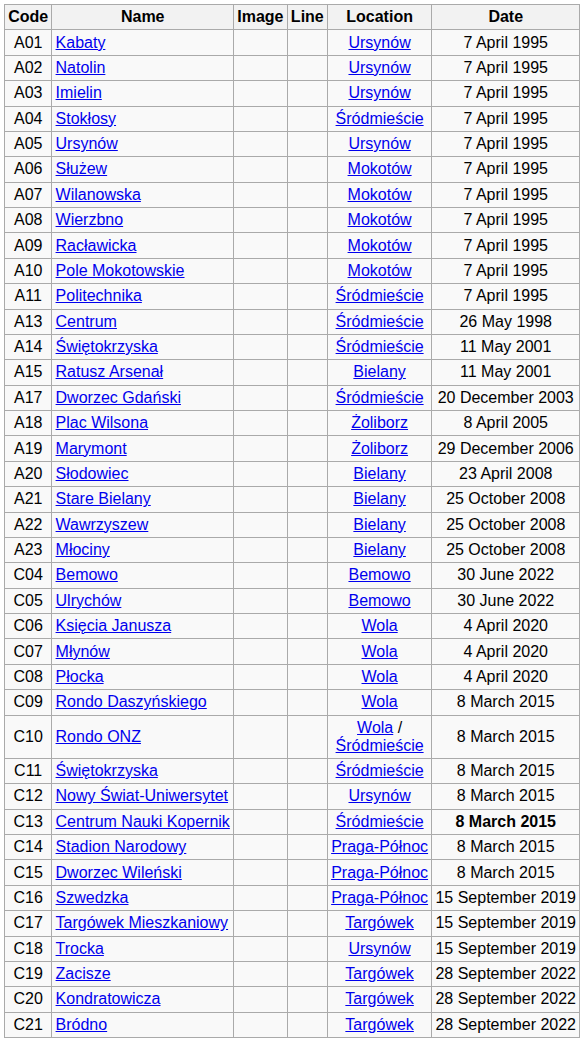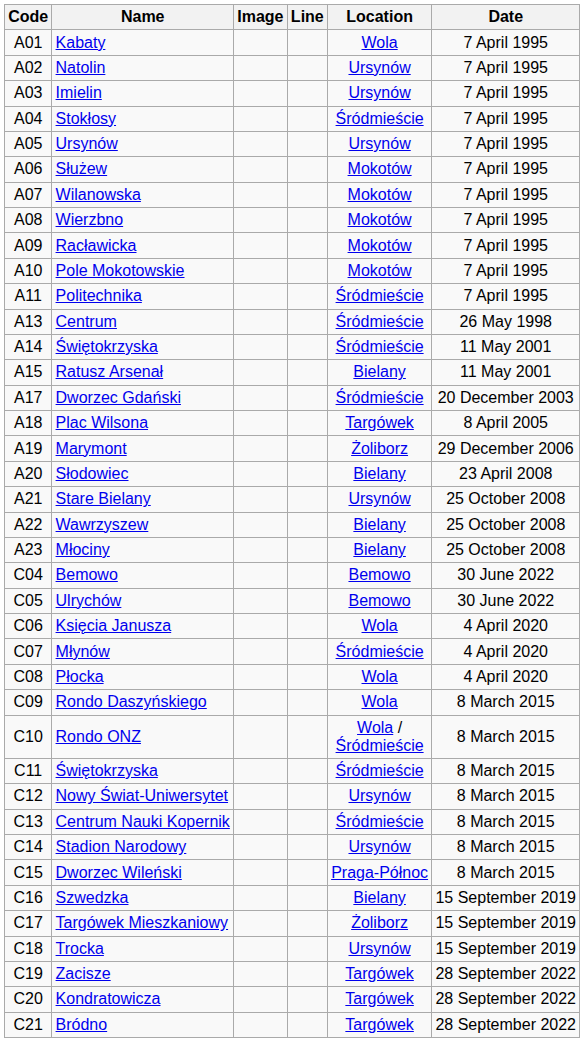(380, 42) Ursynów -> (380, 42) Wola
(380, 423) Żoliborz -> (380, 423) Targówek
(380, 499) Bielany -> (380, 499) Ursynów
(380, 651) Wola -> (380, 651) Śródmieście
(506, 821) bold -> (506, 821) normal
(380, 847) Praga-Północ -> (380, 847) Ursynów
(380, 897) Praga-Północ -> (380, 897) Bielany
(380, 923) Targówek -> (380, 923) Żoliborz
